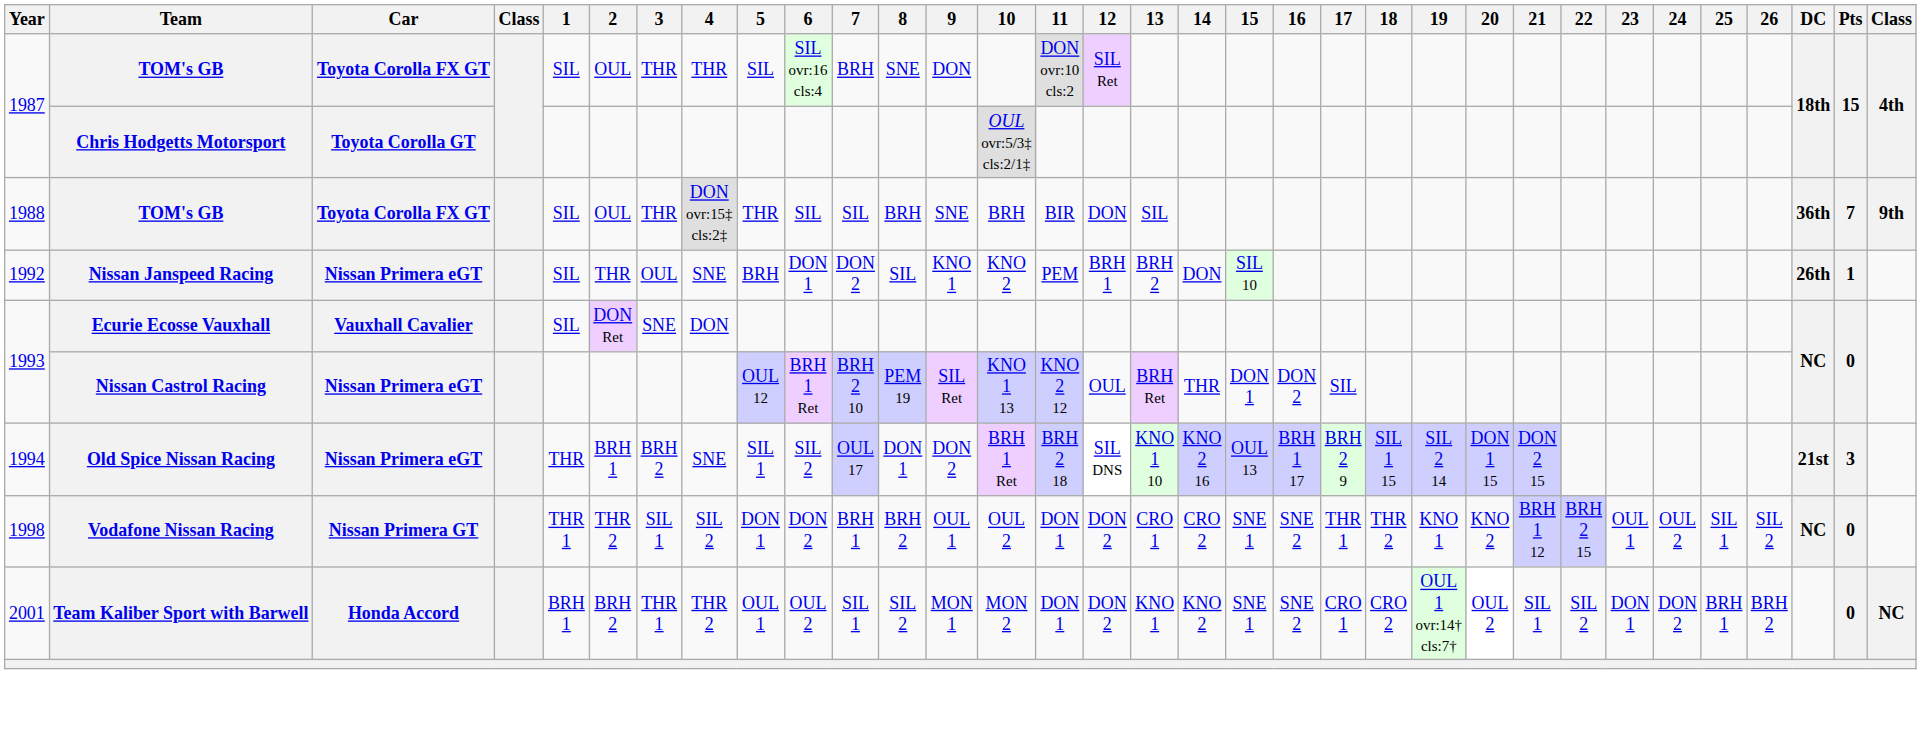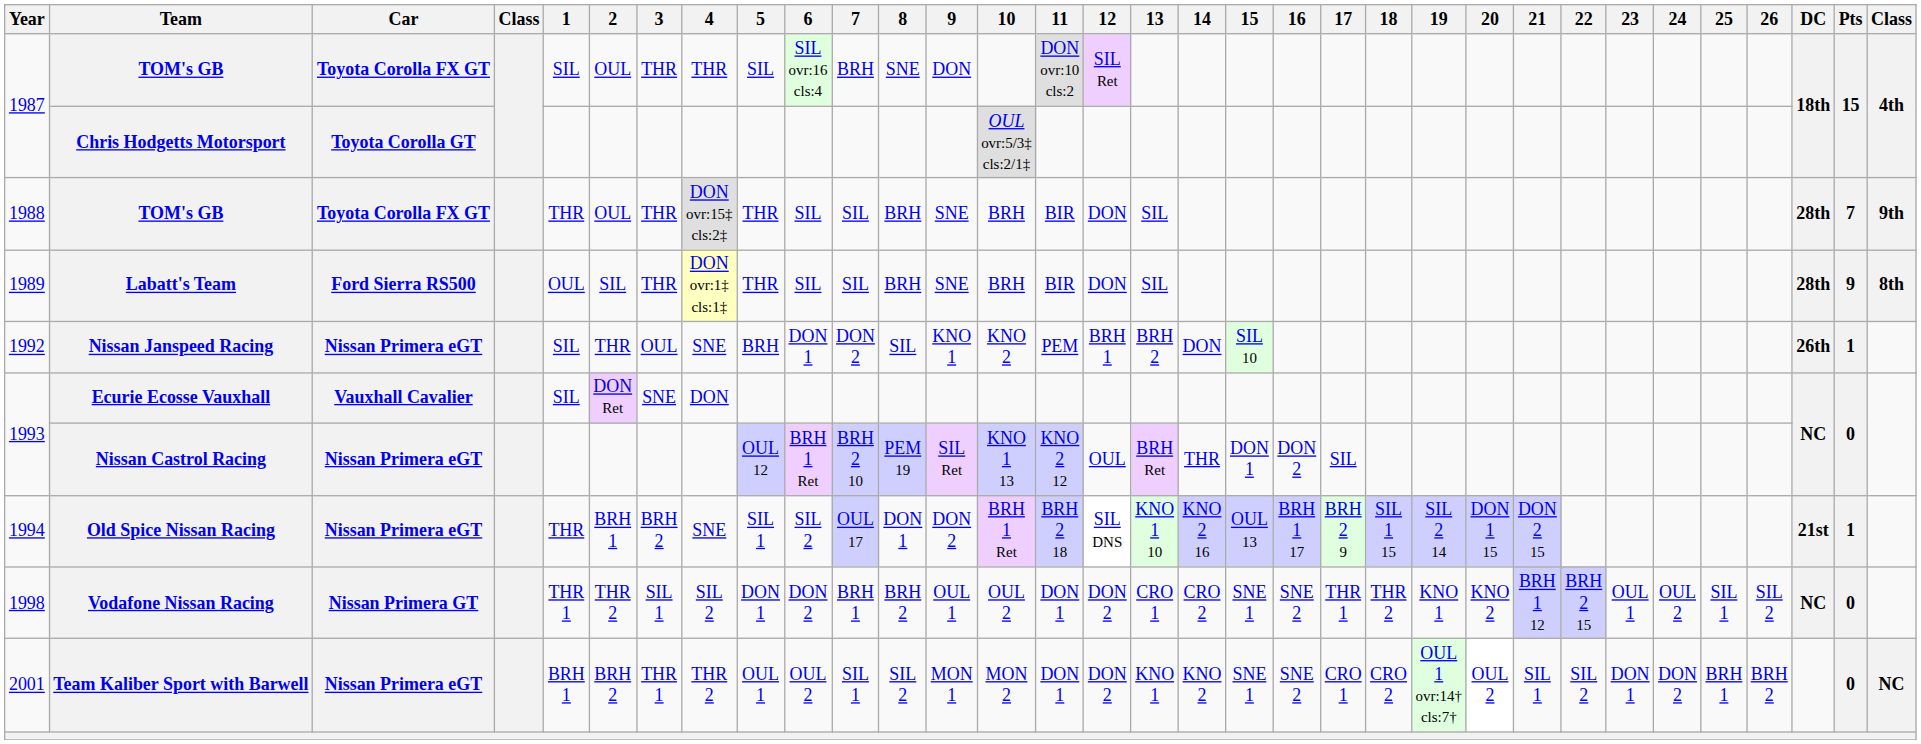(566, 213) SIL -> (566, 213) THR
(1813, 213) 36th -> (1813, 213) 28th
+ row: (27, 285)
(1851, 458) 3 -> (1851, 530) 1
(403, 612) Honda Accord -> (403, 684) Nissan Primera eGT
